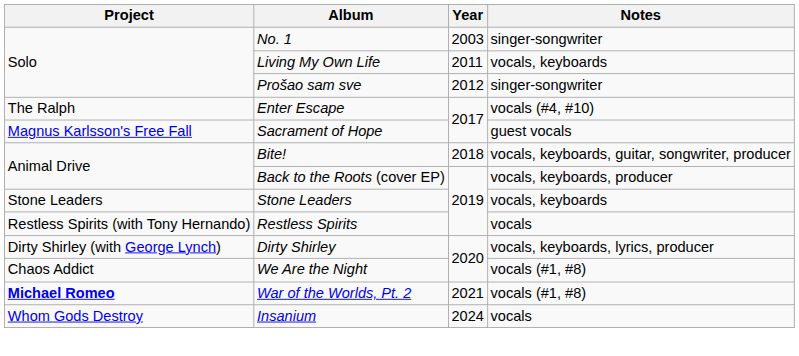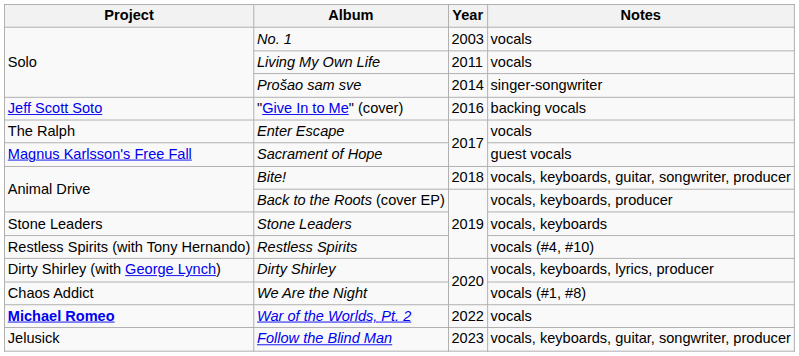(546, 39) singer-songwriter -> (511, 39) vocals
(549, 62) vocals, keyboards -> (511, 62) vocals
(468, 85) 2012 -> (468, 85) 2014
+ row: (330, 108)
(542, 108) vocals (#4, #10) -> (511, 131) vocals
(511, 223) vocals -> (542, 246) vocals (#4, #10)
(468, 293) 2021 -> (468, 316) 2022
(538, 293) vocals (#1, #8) -> (511, 316) vocals
+ row: (325, 339)
- row: (287, 316)
